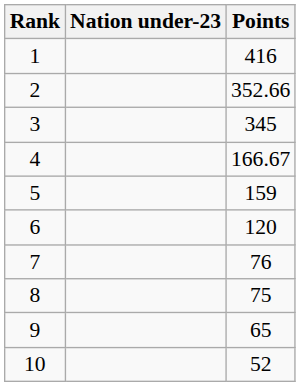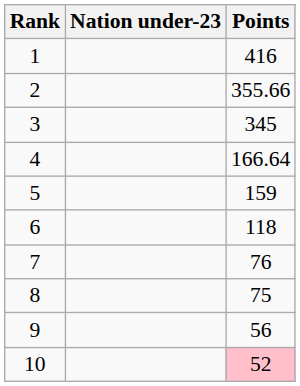(261, 90) 352.66 -> (261, 90) 355.66
(261, 158) 166.67 -> (261, 158) 166.64
(261, 227) 120 -> (261, 227) 118
(261, 329) 65 -> (261, 329) 56
(261, 364) no background -> (261, 364) pink background
